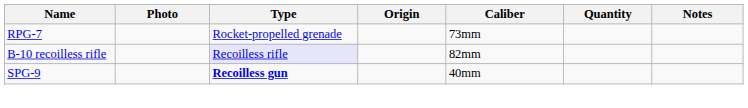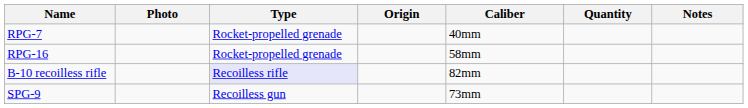(465, 34) 73mm -> (465, 34) 40mm
+ row: (28, 53)
(250, 73) bold -> (249, 93) normal
(465, 73) 40mm -> (465, 93) 73mm
